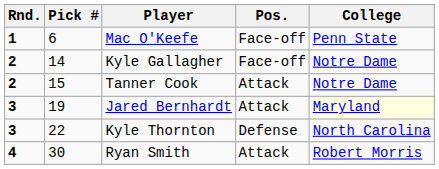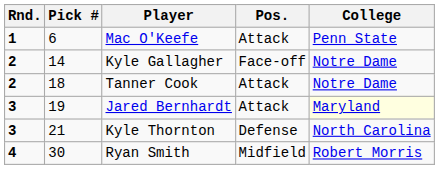(272, 39) Face-off -> (264, 39) Attack
(57, 85) 15 -> (57, 85) 18
(57, 130) 22 -> (57, 130) 21
(264, 153) Attack -> (272, 153) Midfield
